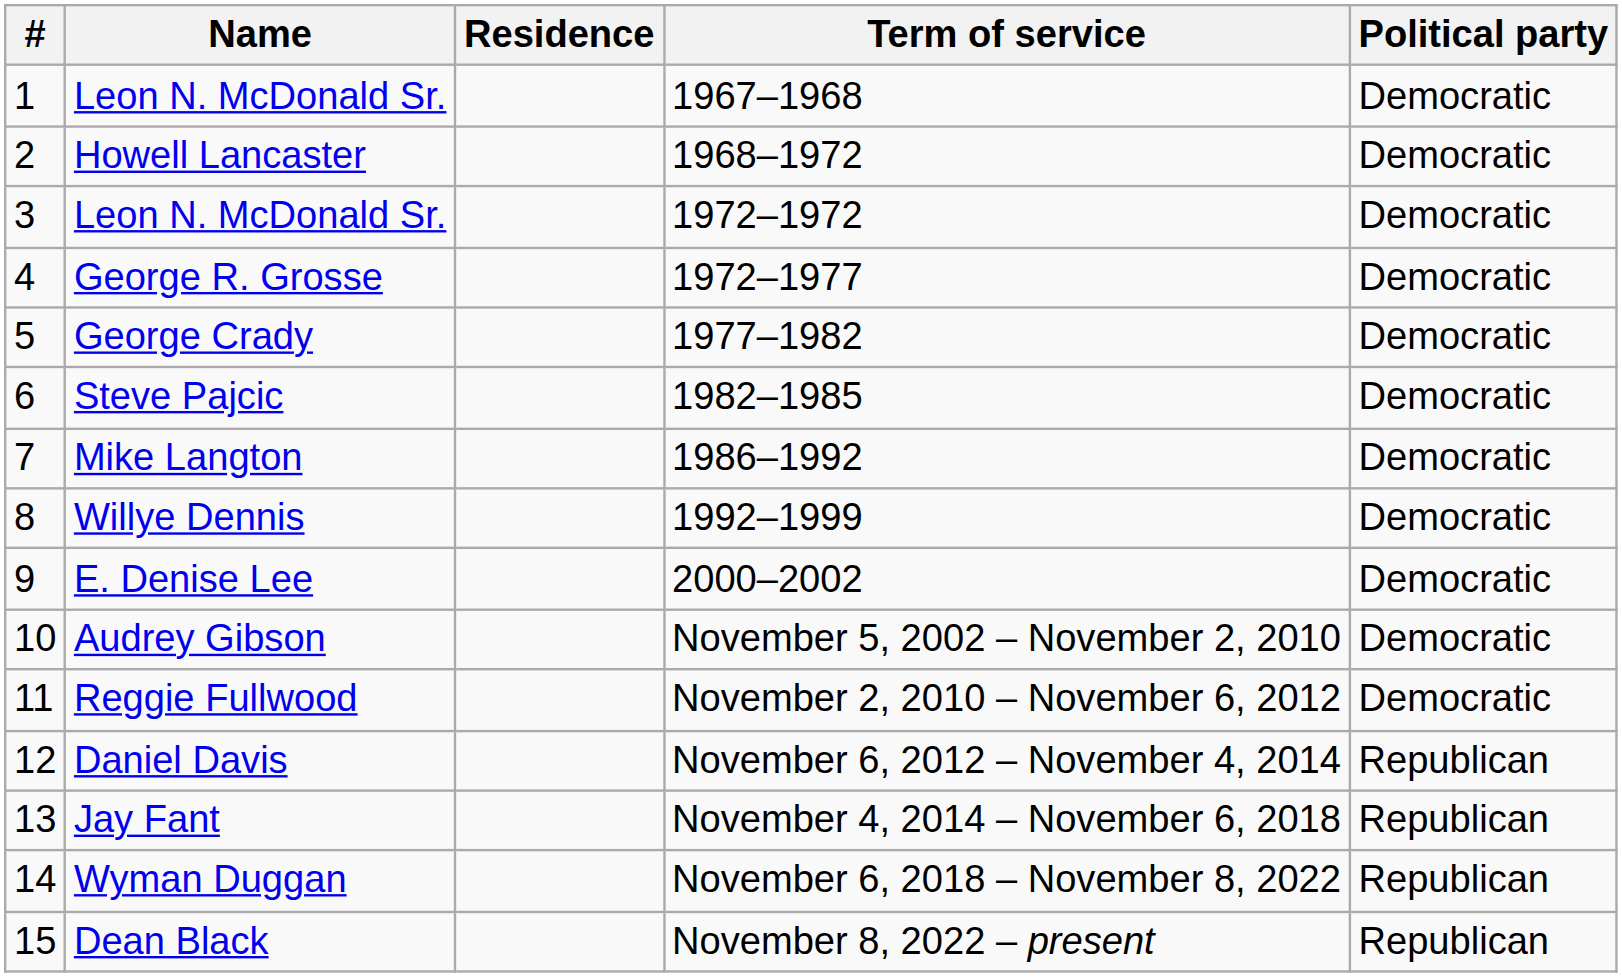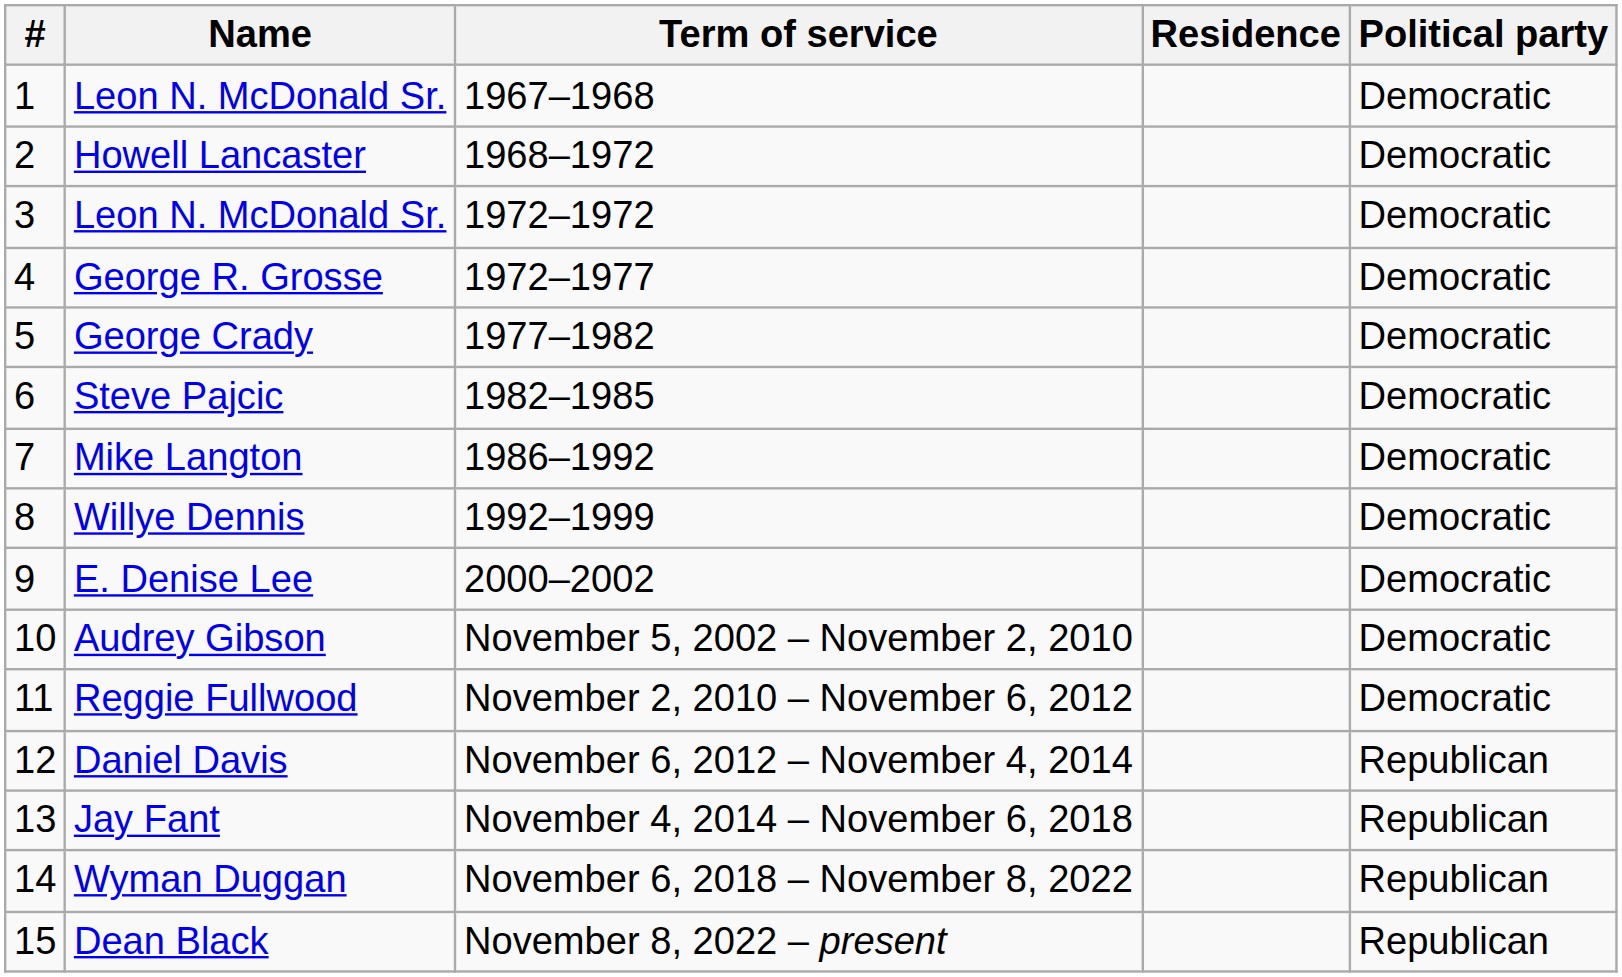columns swapped: (1007, 34) <-> (559, 34)
